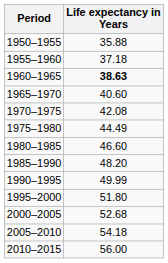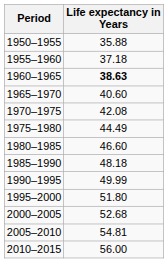(113, 163) 48.20 -> (113, 163) 48.18
(113, 232) 54.18 -> (113, 232) 54.81
